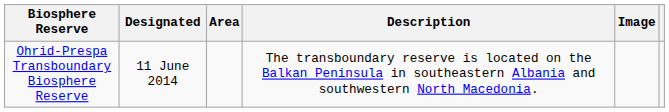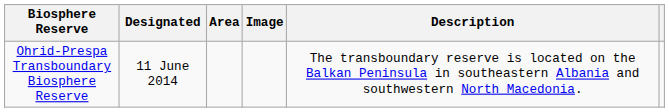columns swapped: (429, 23) <-> (637, 23)
